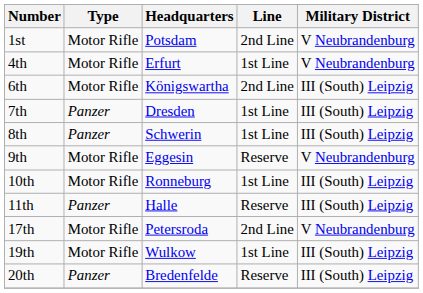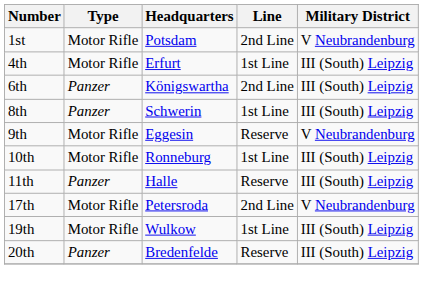(358, 63) V Neubrandenburg -> (357, 63) III (South) Leipzig
(103, 87) Motor Rifle -> (89, 87) Panzer
- row: (17, 110)
